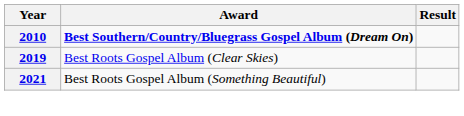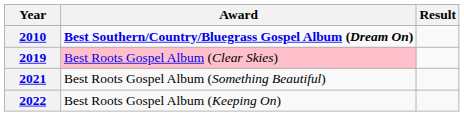(171, 57) no background -> (171, 57) pink background
+ row: (33, 100)
